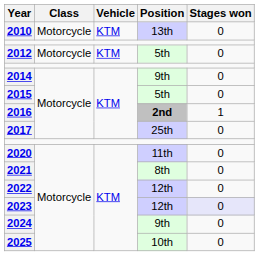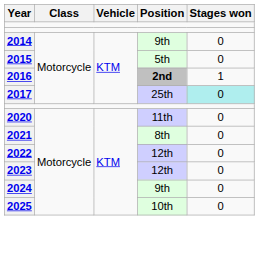- row: (19, 31)
- row: (19, 54)
(221, 130) no background -> (221, 94) paleturquoise background
(221, 206) lavender background -> (221, 170) no background
